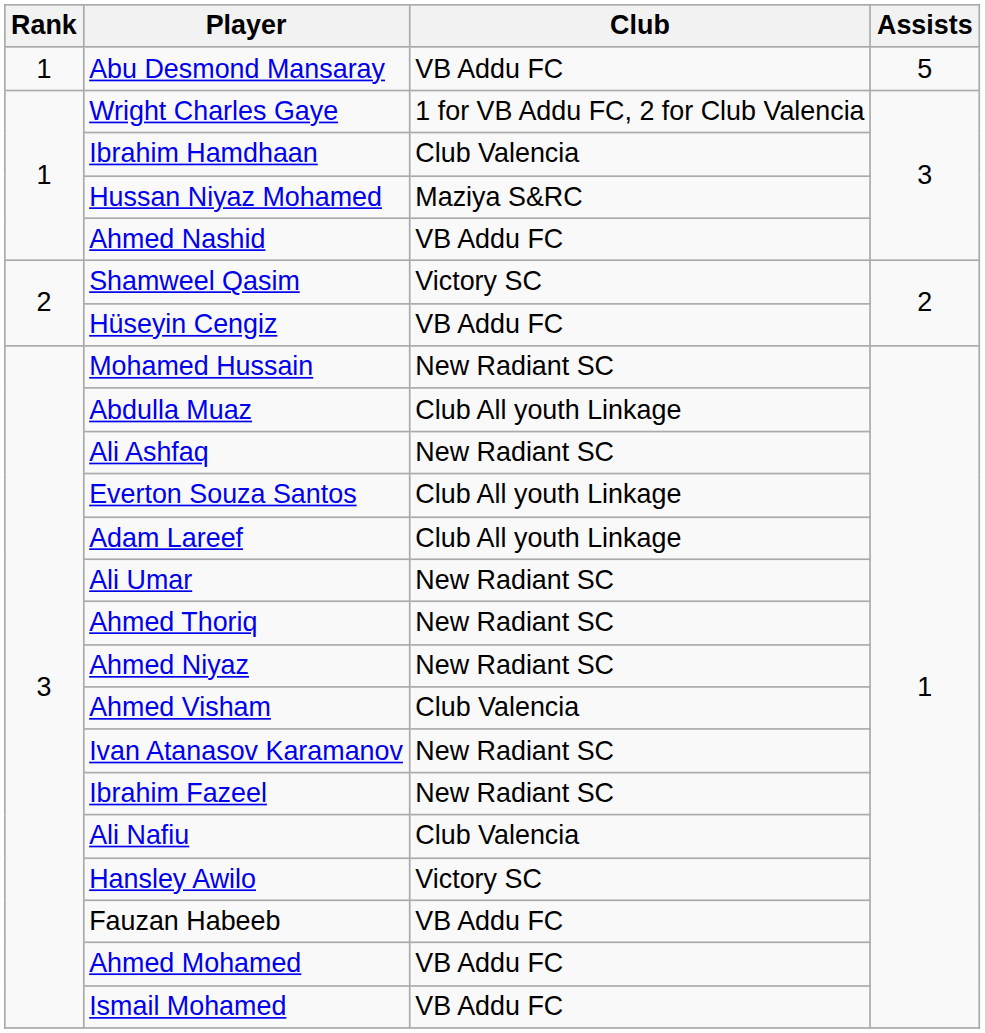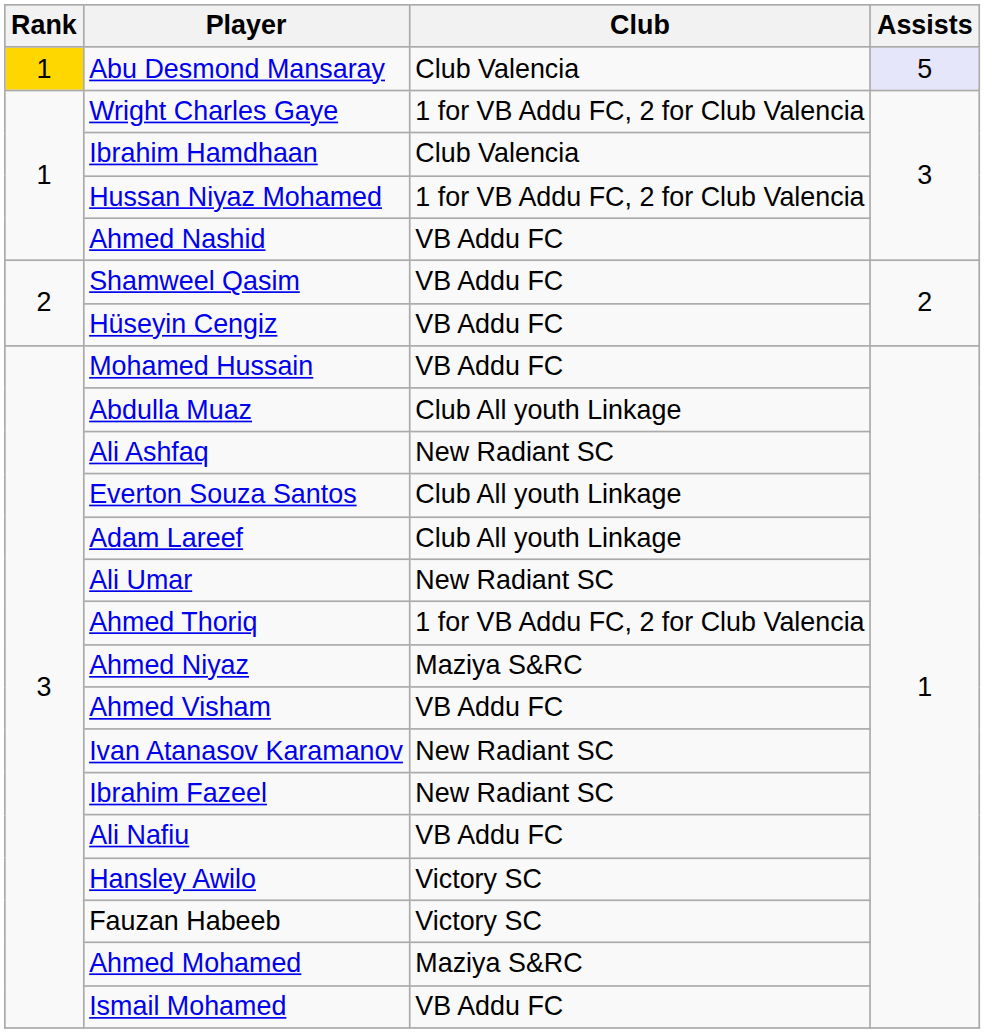(44, 68) no background -> (44, 68) gold background
(489, 68) VB Addu FC -> (497, 68) Club Valencia
(925, 68) no background -> (925, 68) lavender background
(499, 196) Maziya S&RC -> (640, 196) 1 for VB Addu FC, 2 for Club Valencia
(479, 281) Victory SC -> (489, 281) VB Addu FC
(515, 366) New Radiant SC -> (489, 366) VB Addu FC
(515, 622) New Radiant SC -> (640, 622) 1 for VB Addu FC, 2 for Club Valencia
(515, 665) New Radiant SC -> (499, 665) Maziya S&RC
(497, 707) Club Valencia -> (489, 707) VB Addu FC
(497, 835) Club Valencia -> (489, 835) VB Addu FC
(489, 921) VB Addu FC -> (479, 921) Victory SC
(489, 963) VB Addu FC -> (499, 963) Maziya S&RC
